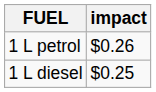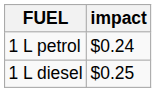(112, 45) $0.26 -> (112, 45) $0.24
